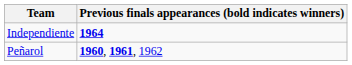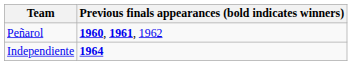rows swapped: (41, 32) <-> (25, 51)
